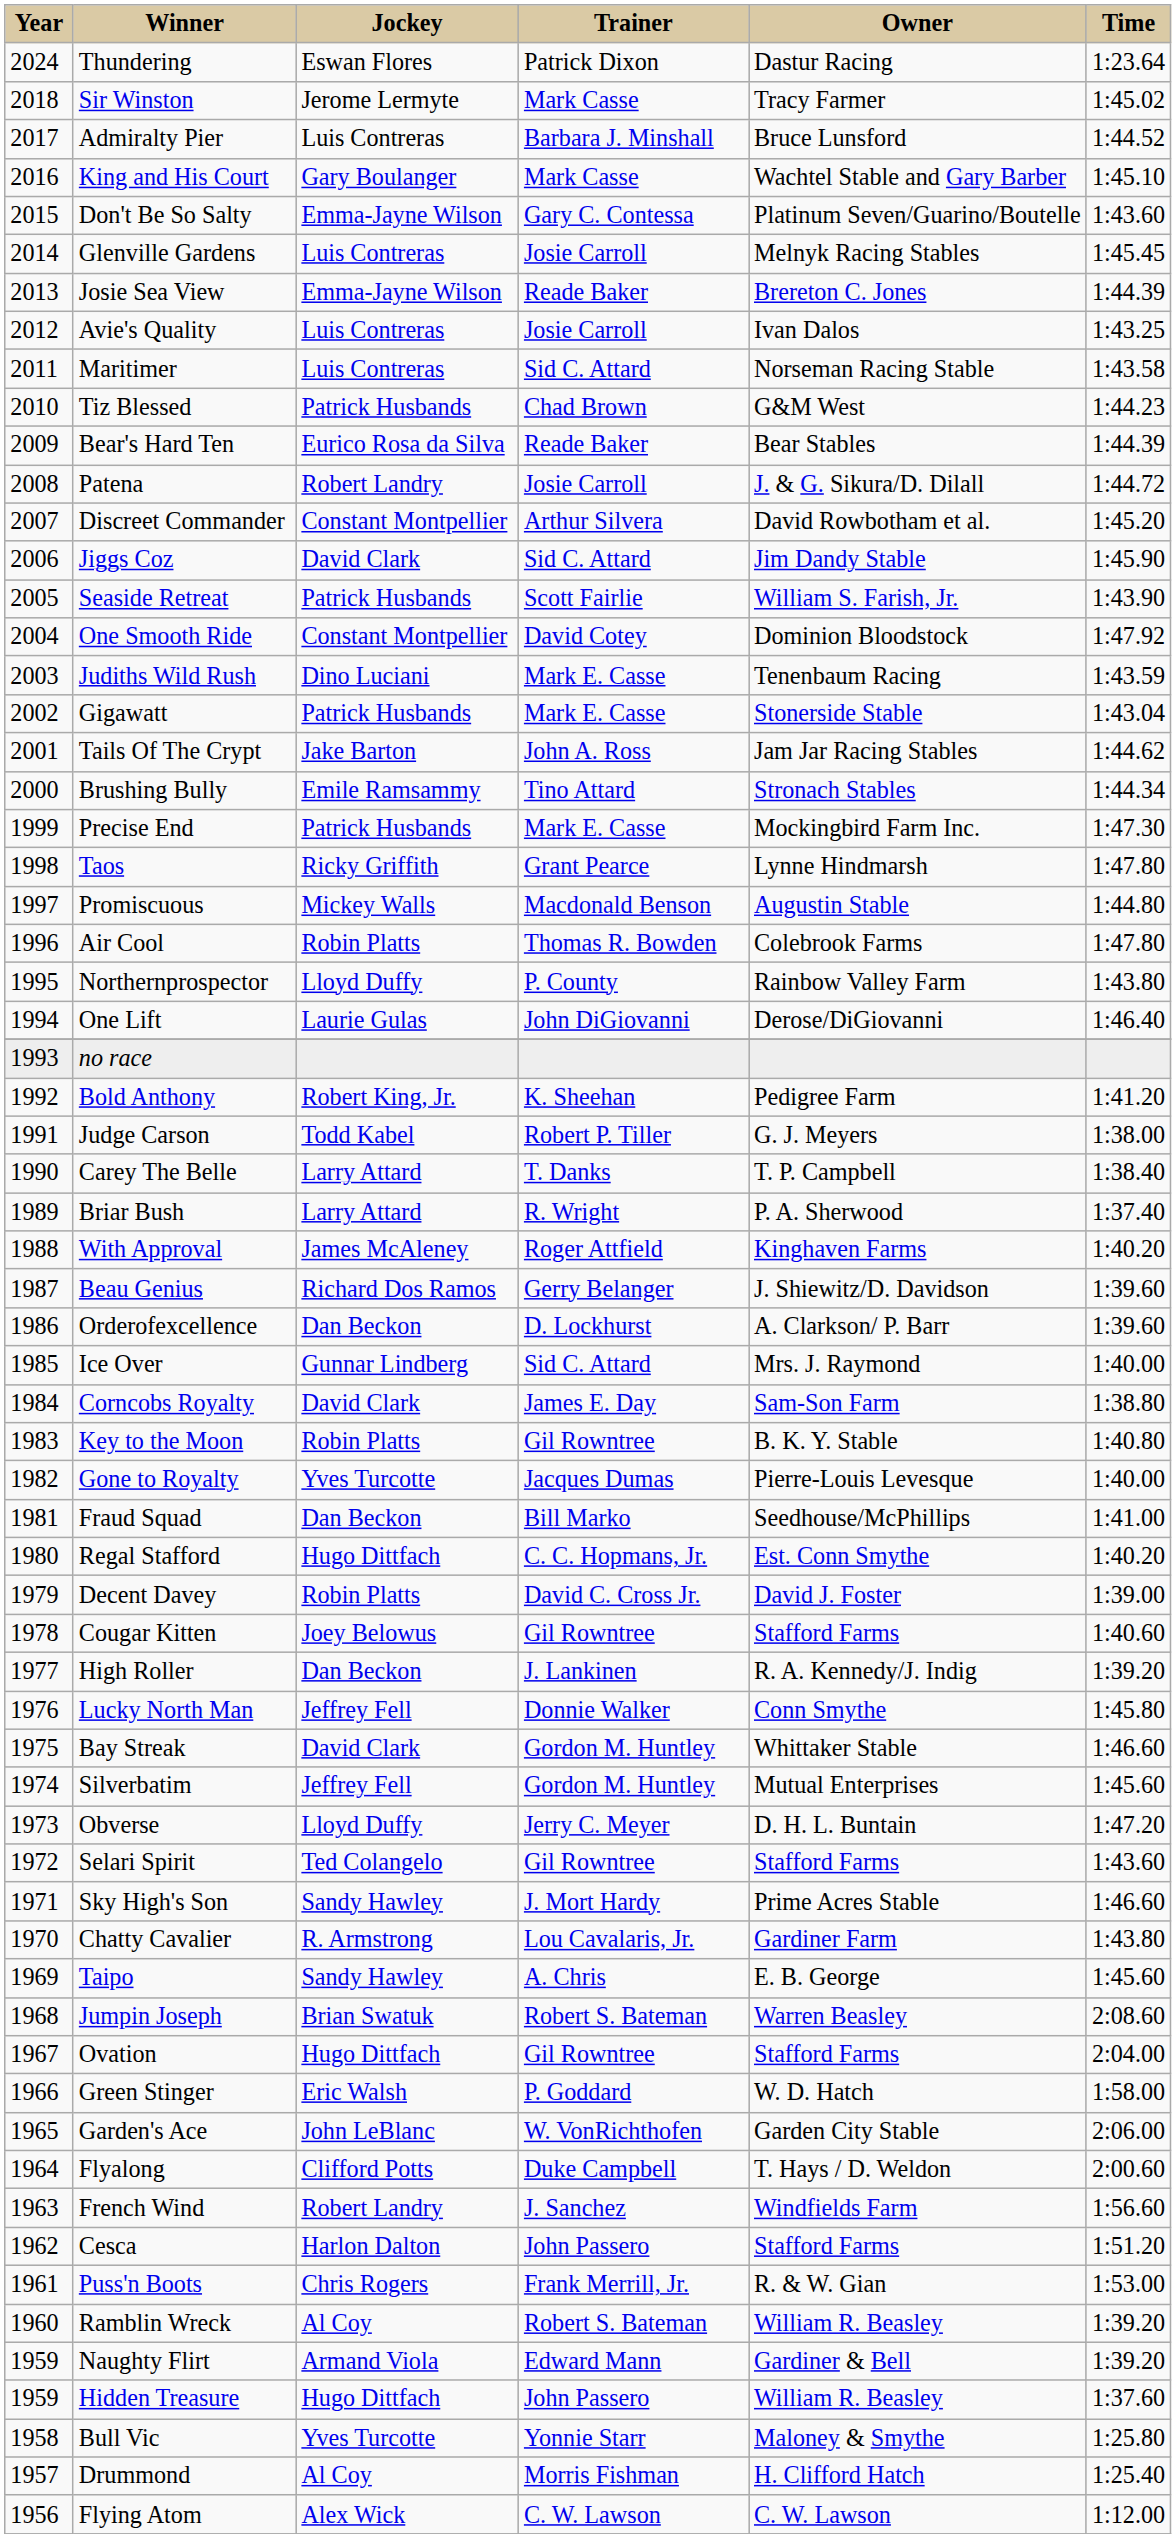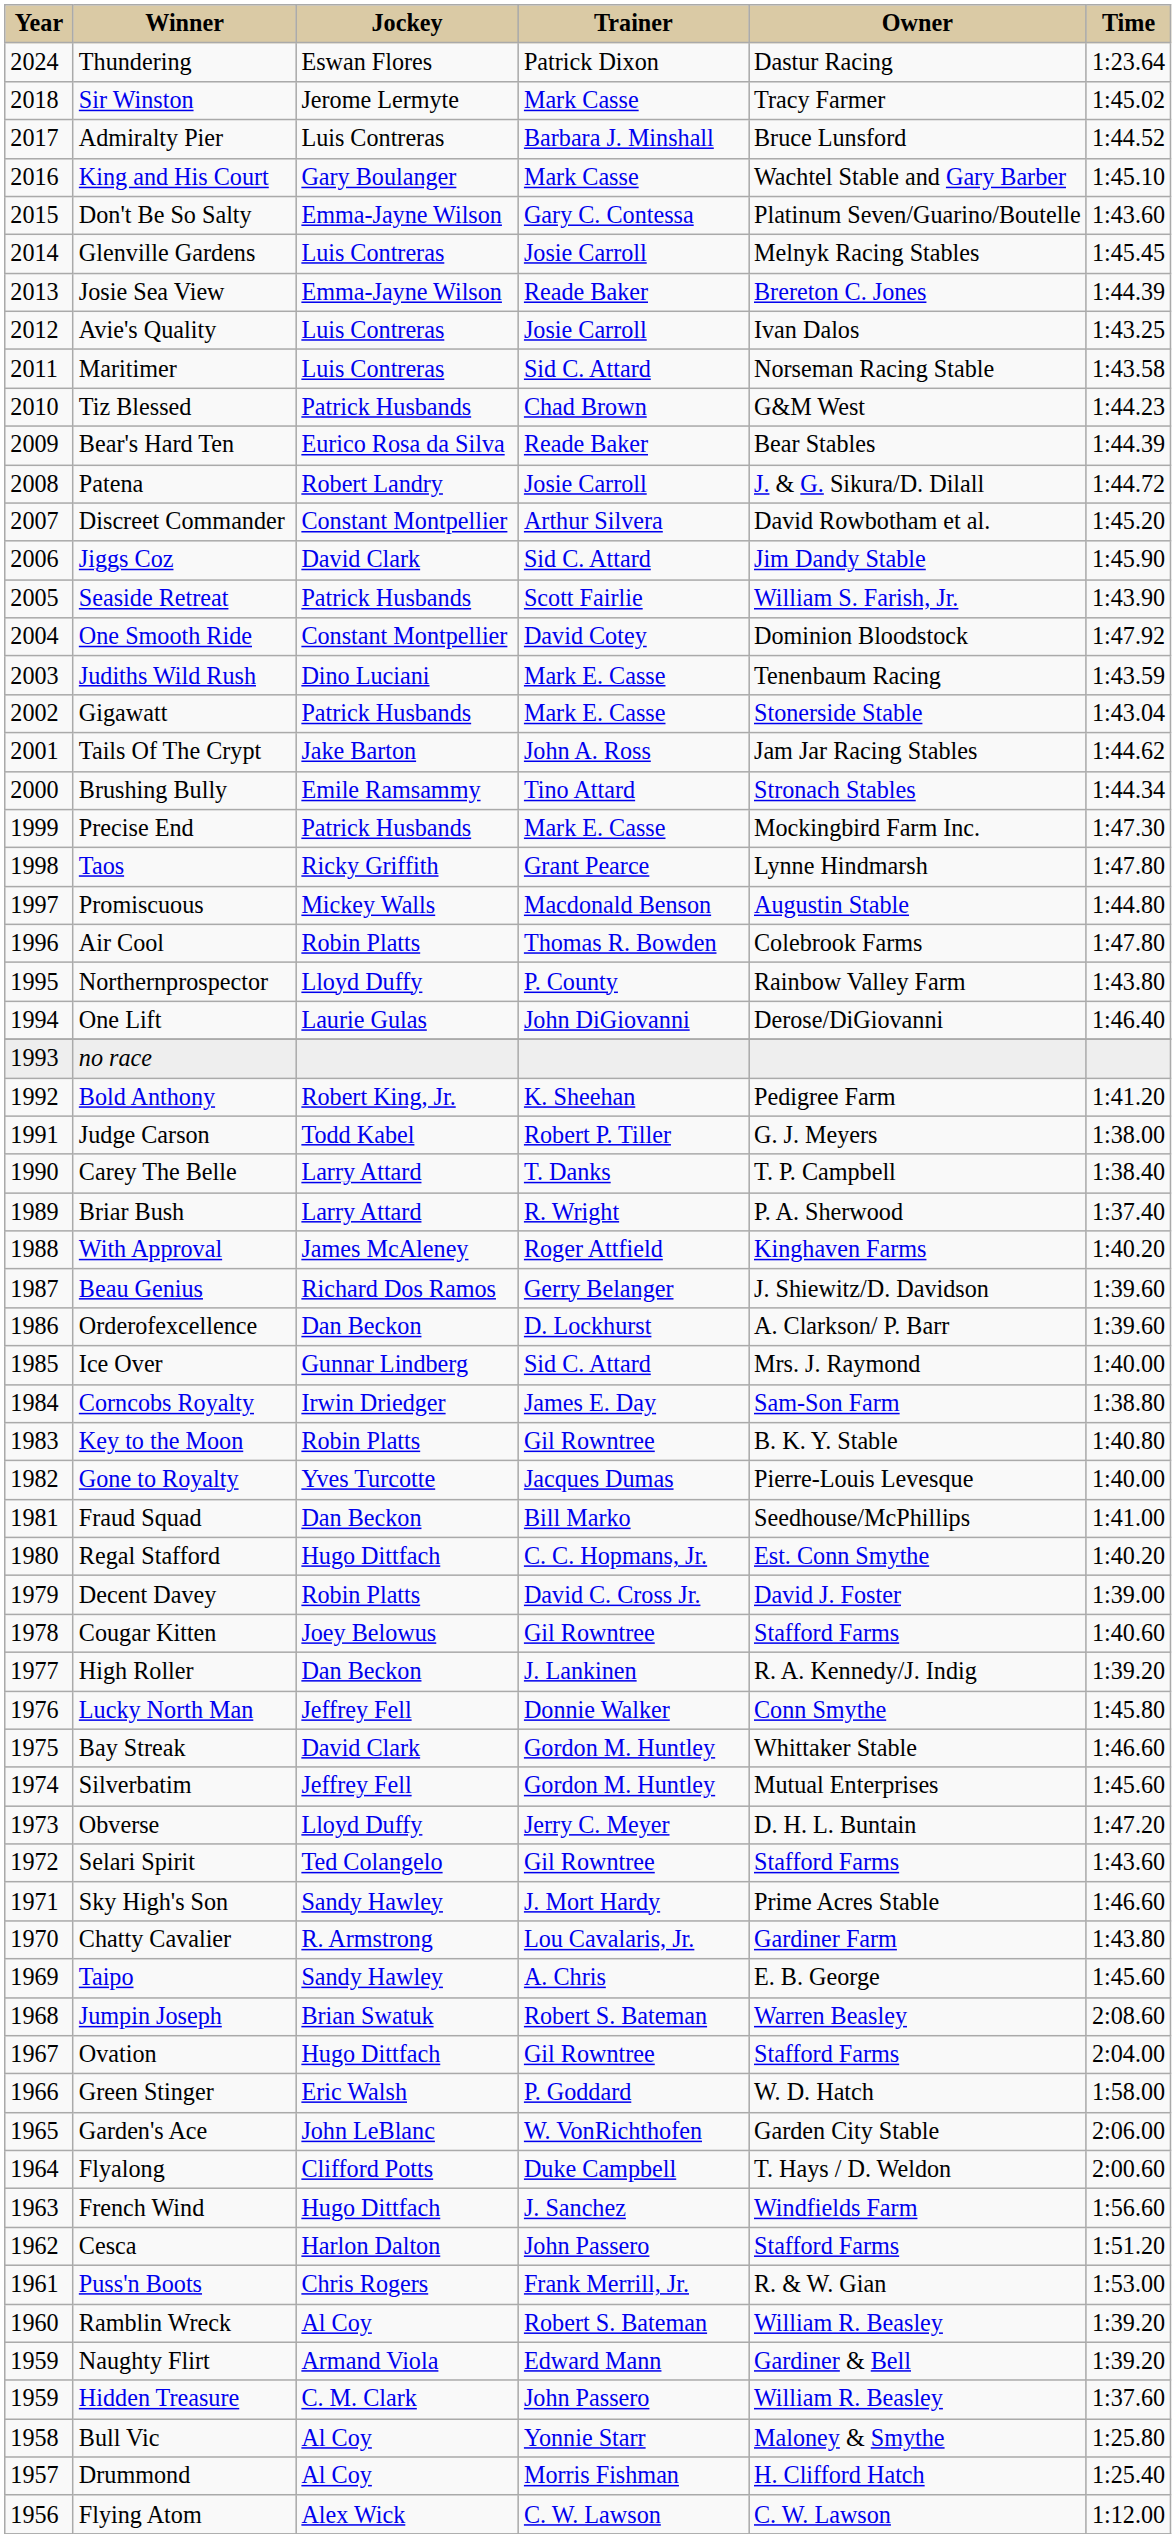(361, 1403) David Clark -> (373, 1403) Irwin Driedger
(372, 2207) Robert Landry -> (371, 2207) Hugo Dittfach
(371, 2399) Hugo Dittfach -> (359, 2399) C. M. Clark
(368, 2437) Yves Turcotte -> (337, 2437) Al Coy
